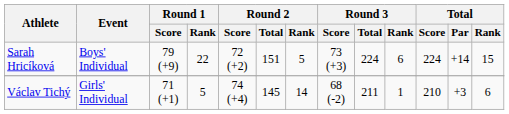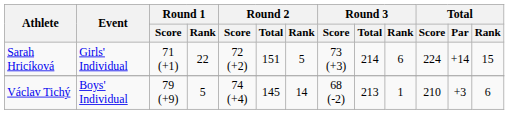(103, 59) Boys' Individual -> (103, 59) Girls' Individual
(168, 59) 79 (+9) -> (168, 59) 71 (+1)
(370, 59) 224 -> (370, 59) 214
(103, 92) Girls' Individual -> (103, 92) Boys' Individual
(168, 92) 71 (+1) -> (168, 92) 79 (+9)
(370, 92) 211 -> (370, 92) 213
